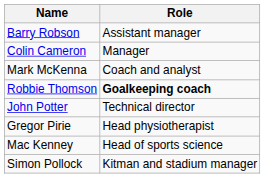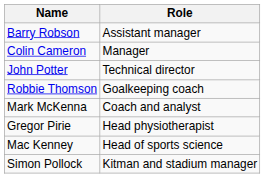rows swapped: (37, 107) <-> (47, 70)
(157, 88) bold -> (153, 88) normal
